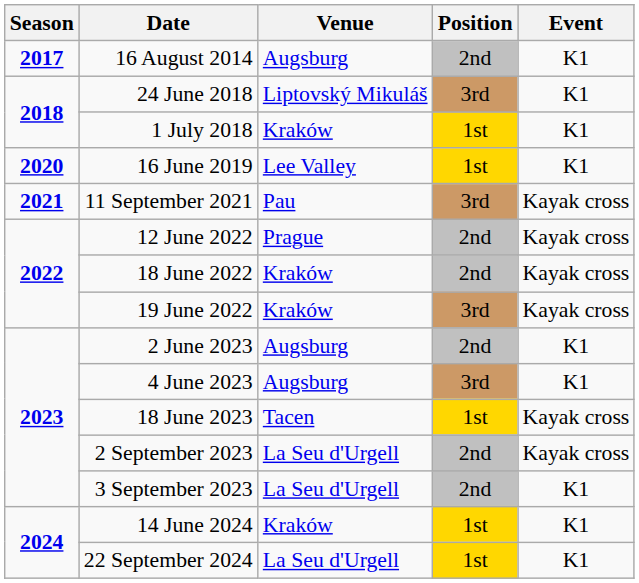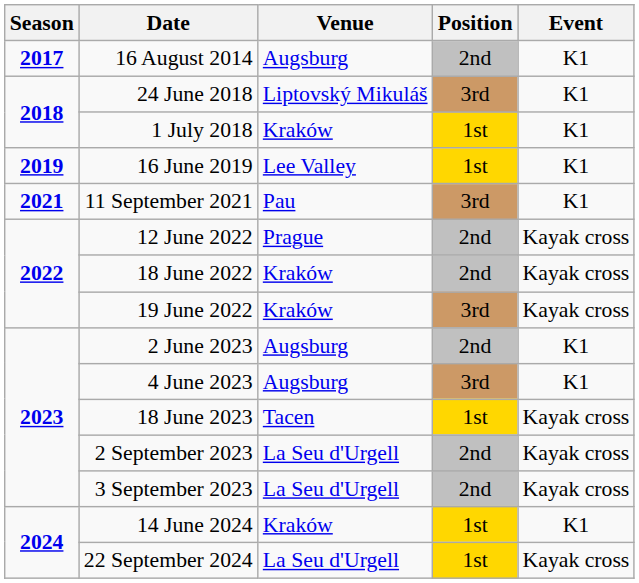(42, 165) 2020 -> (42, 165) 2019
(576, 201) Kayak cross -> (576, 201) K1
(576, 488) K1 -> (576, 488) Kayak cross
(576, 560) K1 -> (576, 560) Kayak cross
